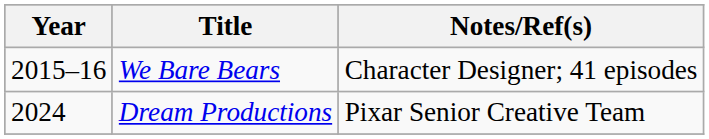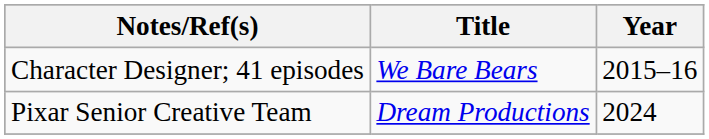columns swapped: (59, 26) <-> (521, 26)
